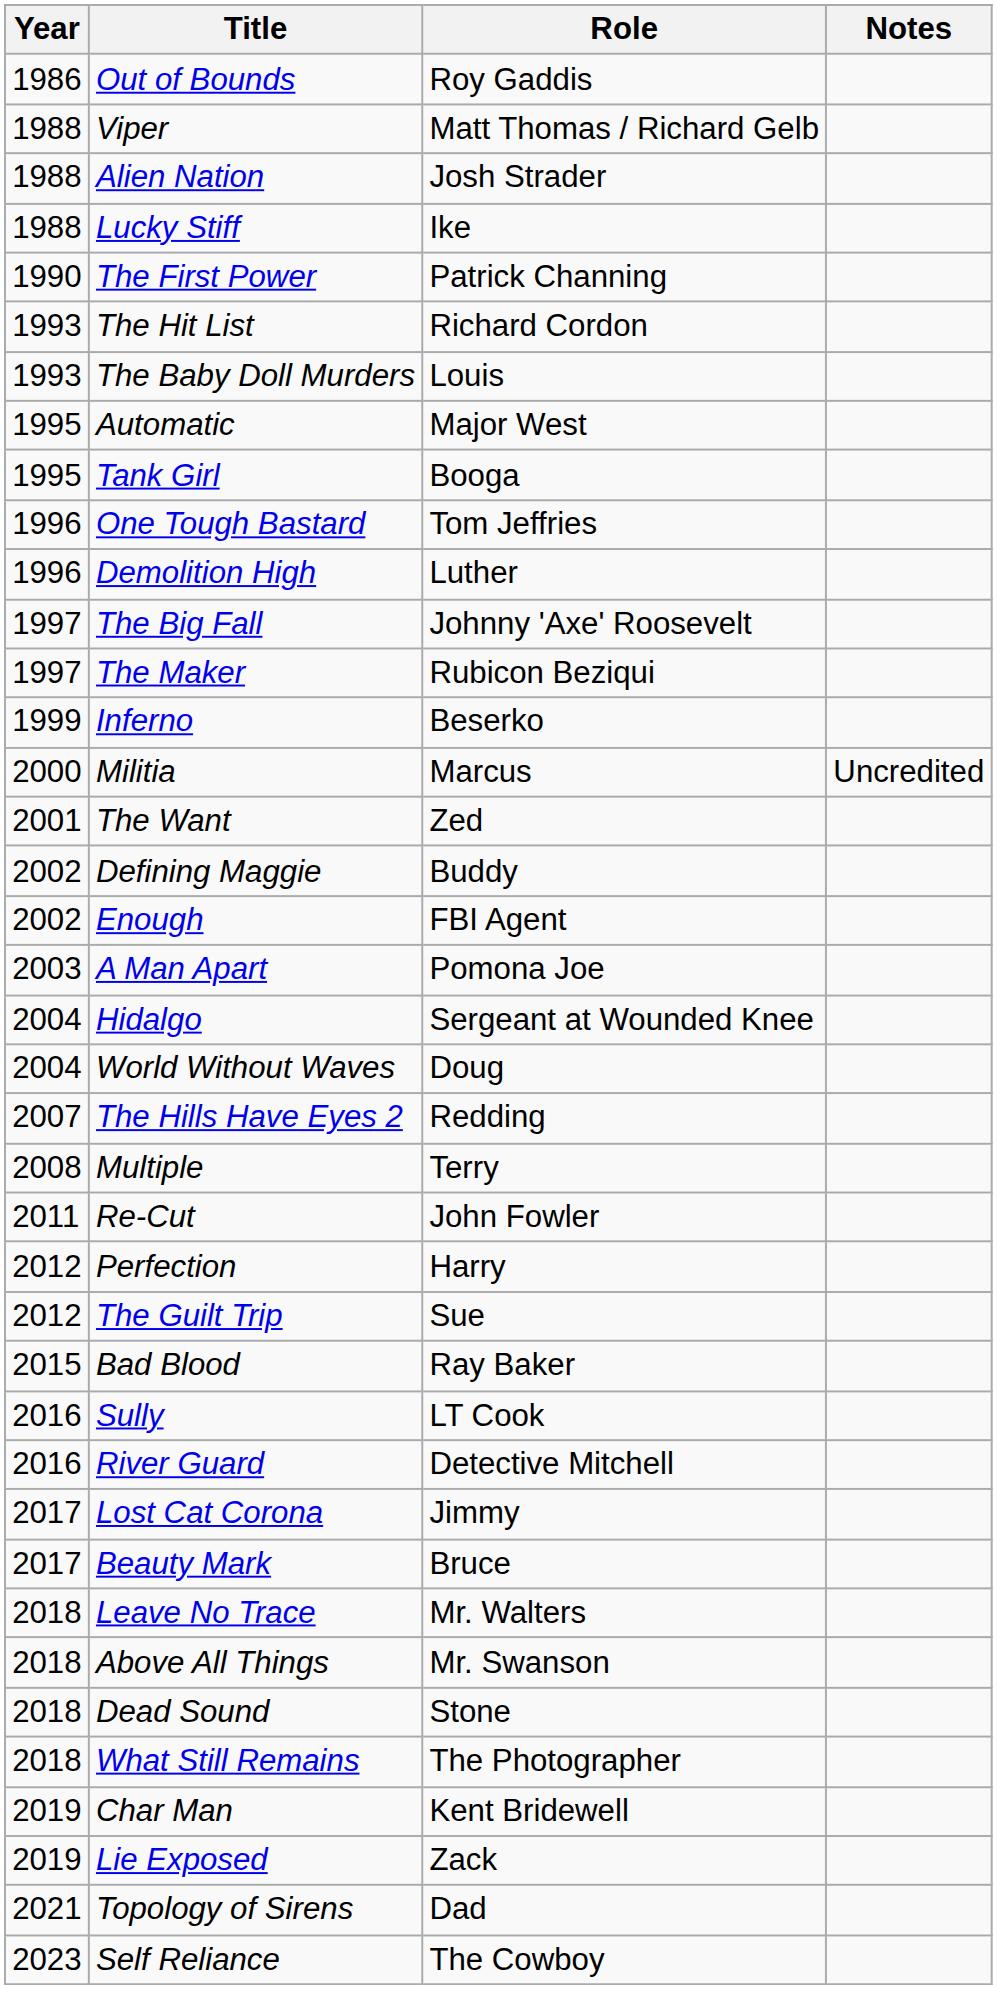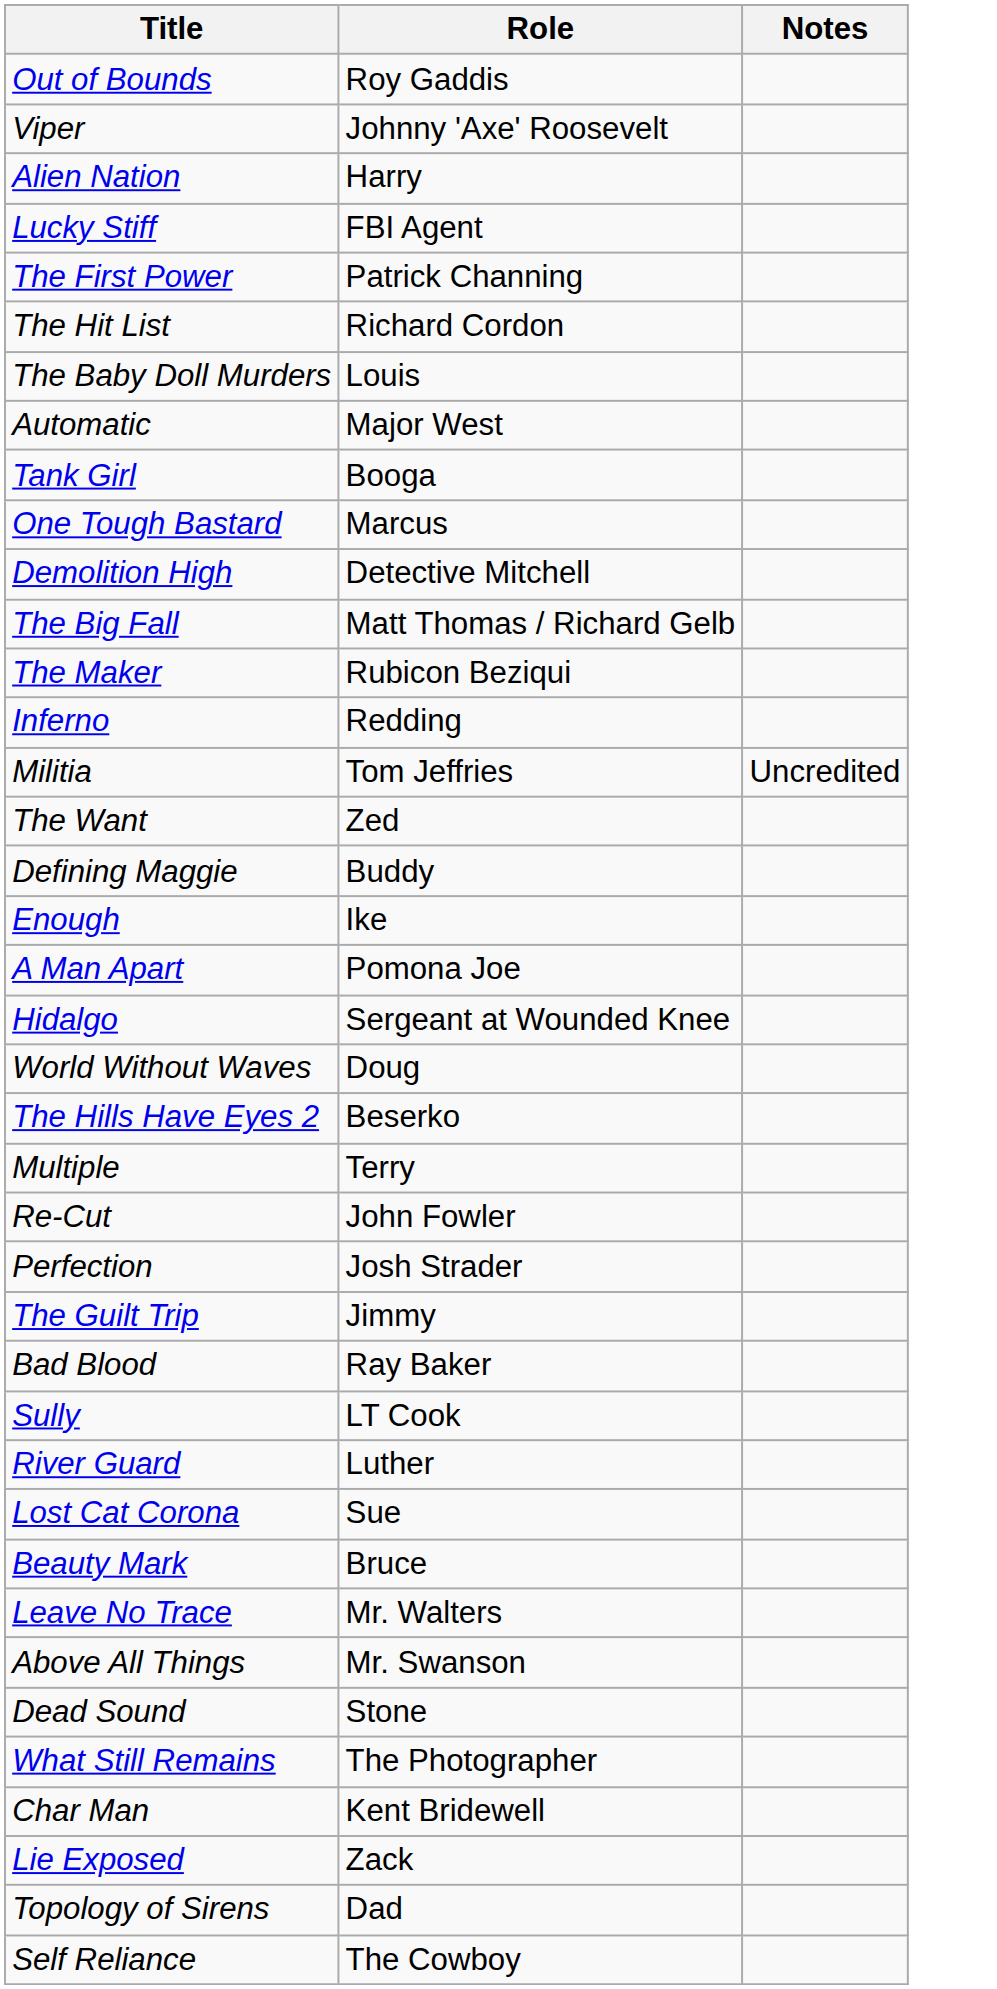- column: (47, 29)
(624, 128) Matt Thomas / Richard Gelb -> (507, 128) Johnny 'Axe' Roosevelt
(518, 177) Josh Strader -> (384, 177) Harry
(450, 227) Ike -> (414, 227) FBI Agent
(513, 524) Tom Jeffries -> (397, 524) Marcus
(474, 573) Luther -> (468, 573) Detective Mitchell
(591, 623) Johnny 'Axe' Roosevelt -> (540, 623) Matt Thomas / Richard Gelb
(487, 721) Beserko -> (404, 721) Redding
(481, 771) Marcus -> (429, 771) Tom Jeffries
(498, 919) FBI Agent -> (366, 919) Ike
(488, 1117) Redding -> (403, 1117) Beserko
(468, 1266) Harry -> (434, 1266) Josh Strader
(457, 1315) Sue -> (391, 1315) Jimmy
(552, 1464) Detective Mitchell -> (390, 1464) Luther
(474, 1513) Jimmy -> (373, 1513) Sue
